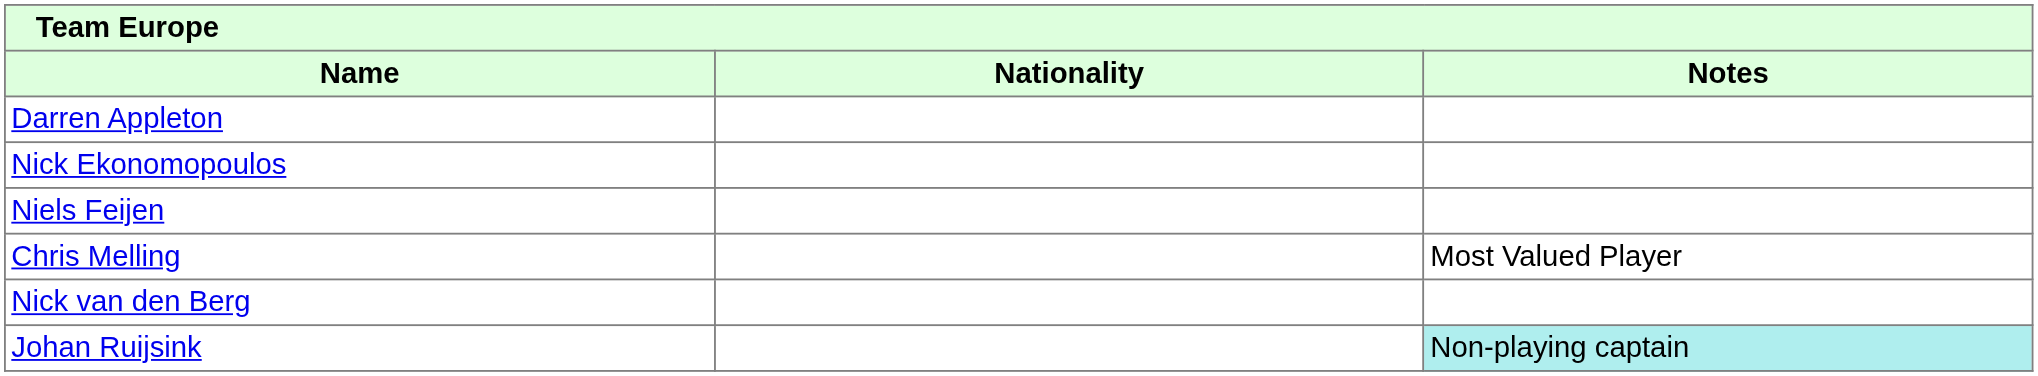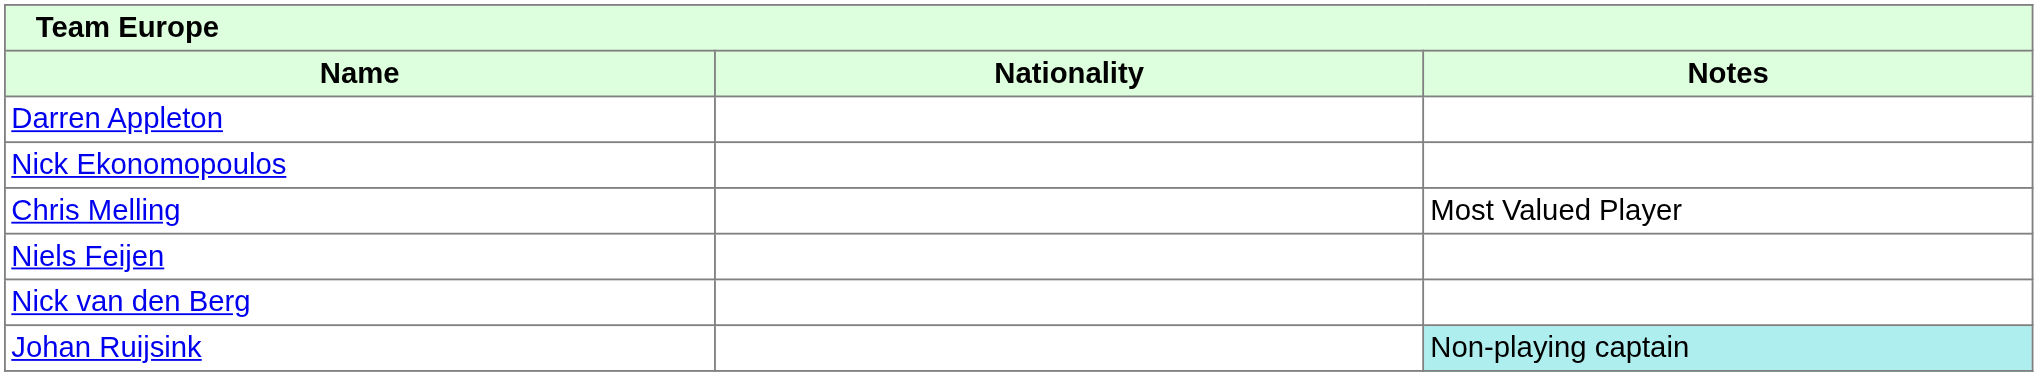rows swapped: (88, 210) <-> (96, 256)
